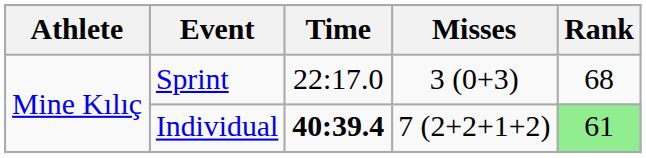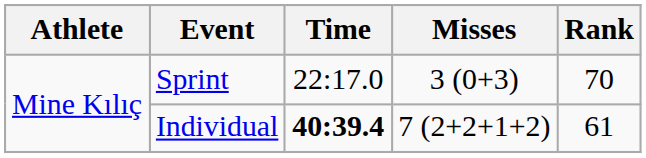(599, 78) 68 -> (599, 78) 70
(599, 127) lightgreen background -> (599, 127) no background
